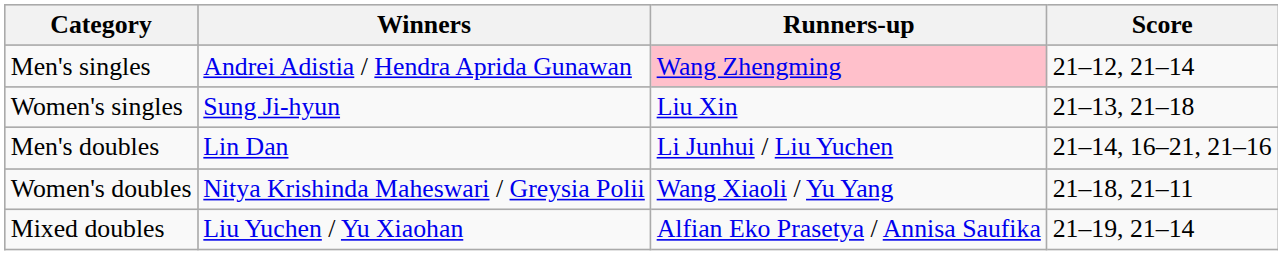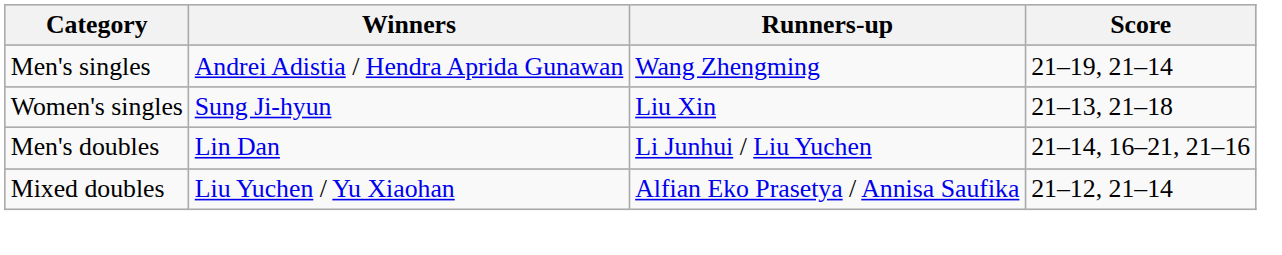(749, 65) pink background -> (727, 65) no background
(1124, 65) 21–12, 21–14 -> (1102, 65) 21–19, 21–14
- row: (101, 188)
(1124, 229) 21–19, 21–14 -> (1102, 188) 21–12, 21–14
